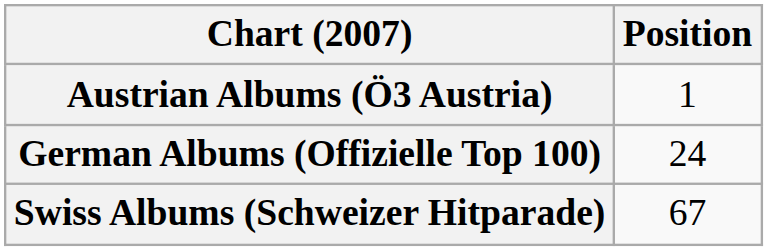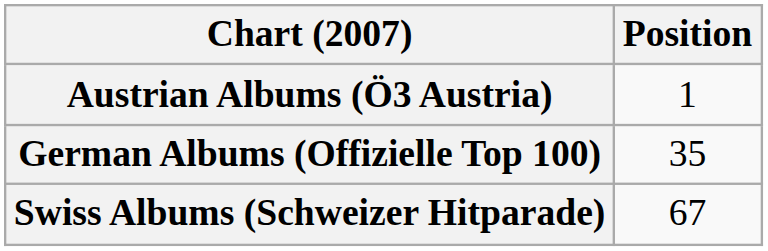(687, 153) 24 -> (687, 153) 35
